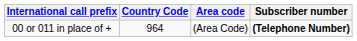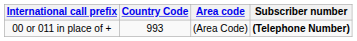(155, 28) 964 -> (155, 28) 993
